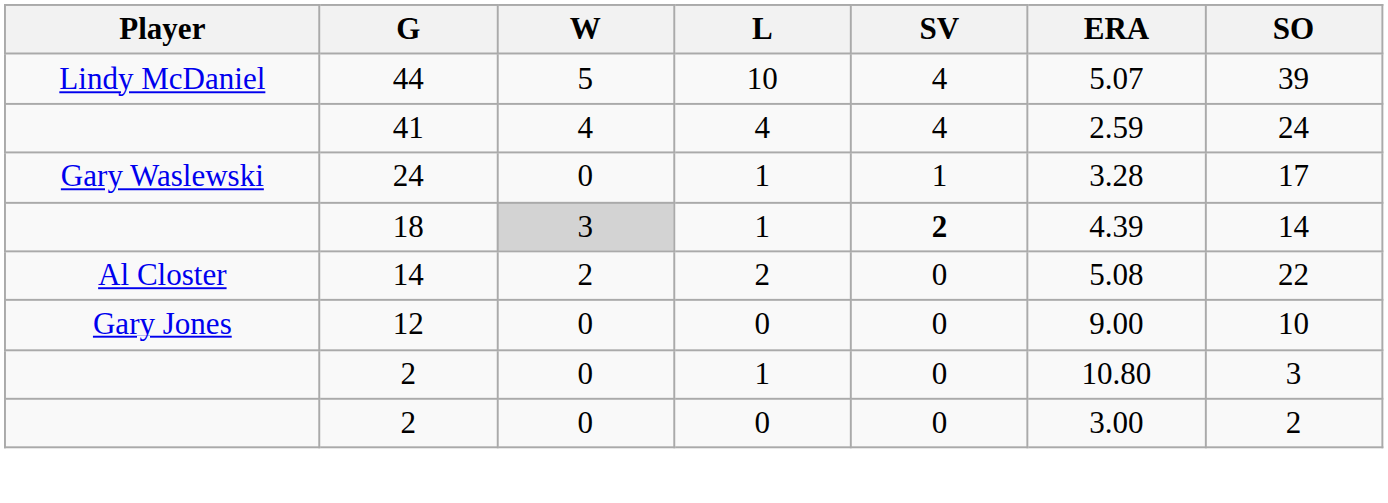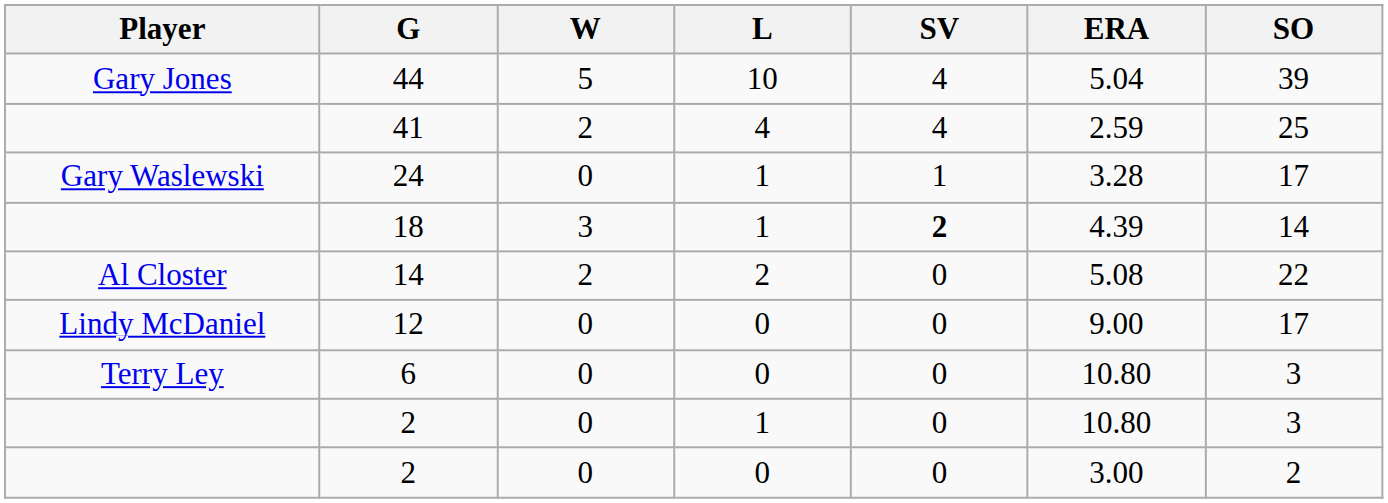(162, 78) Lindy McDaniel -> (162, 78) Gary Jones
(1116, 78) 5.07 -> (1116, 78) 5.04
(585, 127) 4 -> (585, 127) 2
(1294, 127) 24 -> (1294, 127) 25
(585, 226) lightgrey background -> (585, 226) no background
(162, 324) Gary Jones -> (162, 324) Lindy McDaniel
(1294, 324) 10 -> (1294, 324) 17
+ row: (408, 373)
